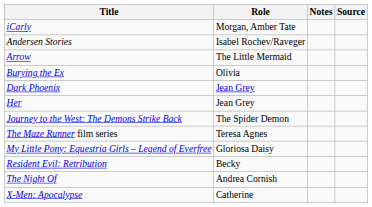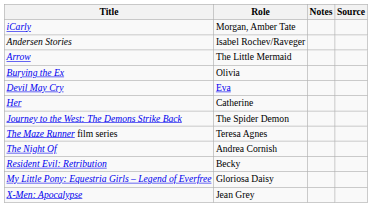- row: (33, 88)
+ row: (35, 88)
(235, 103) Jean Grey -> (235, 103) Catherine
rows swapped: (32, 179) <-> (109, 149)
(235, 194) Catherine -> (235, 194) Jean Grey
